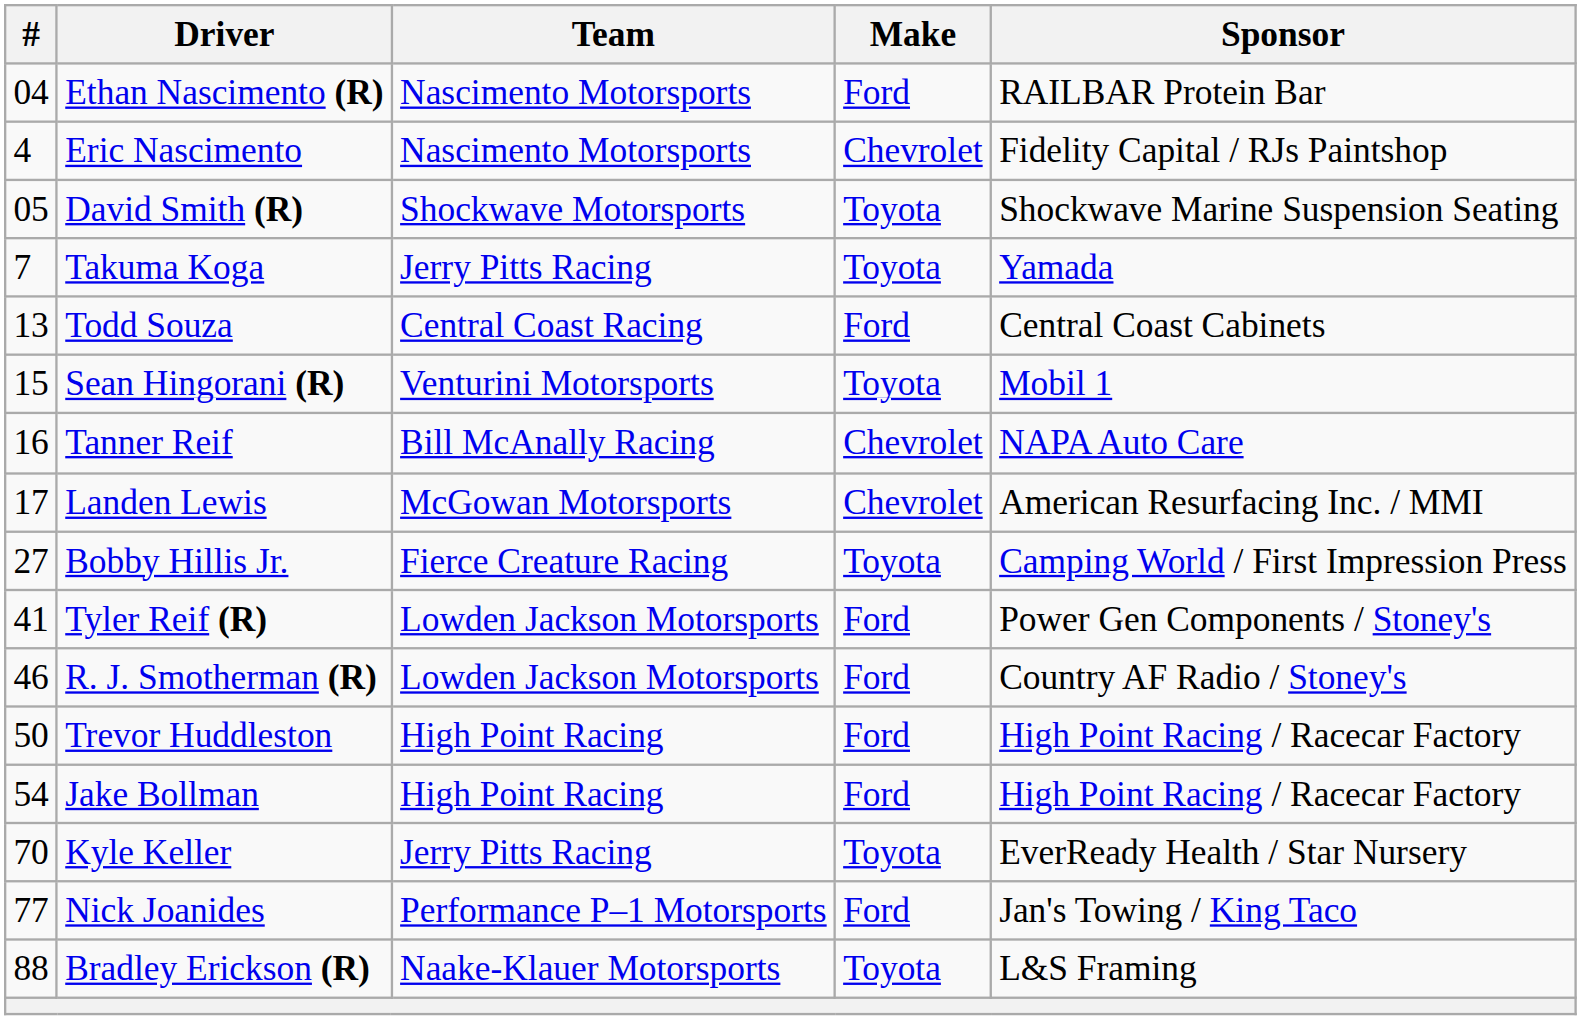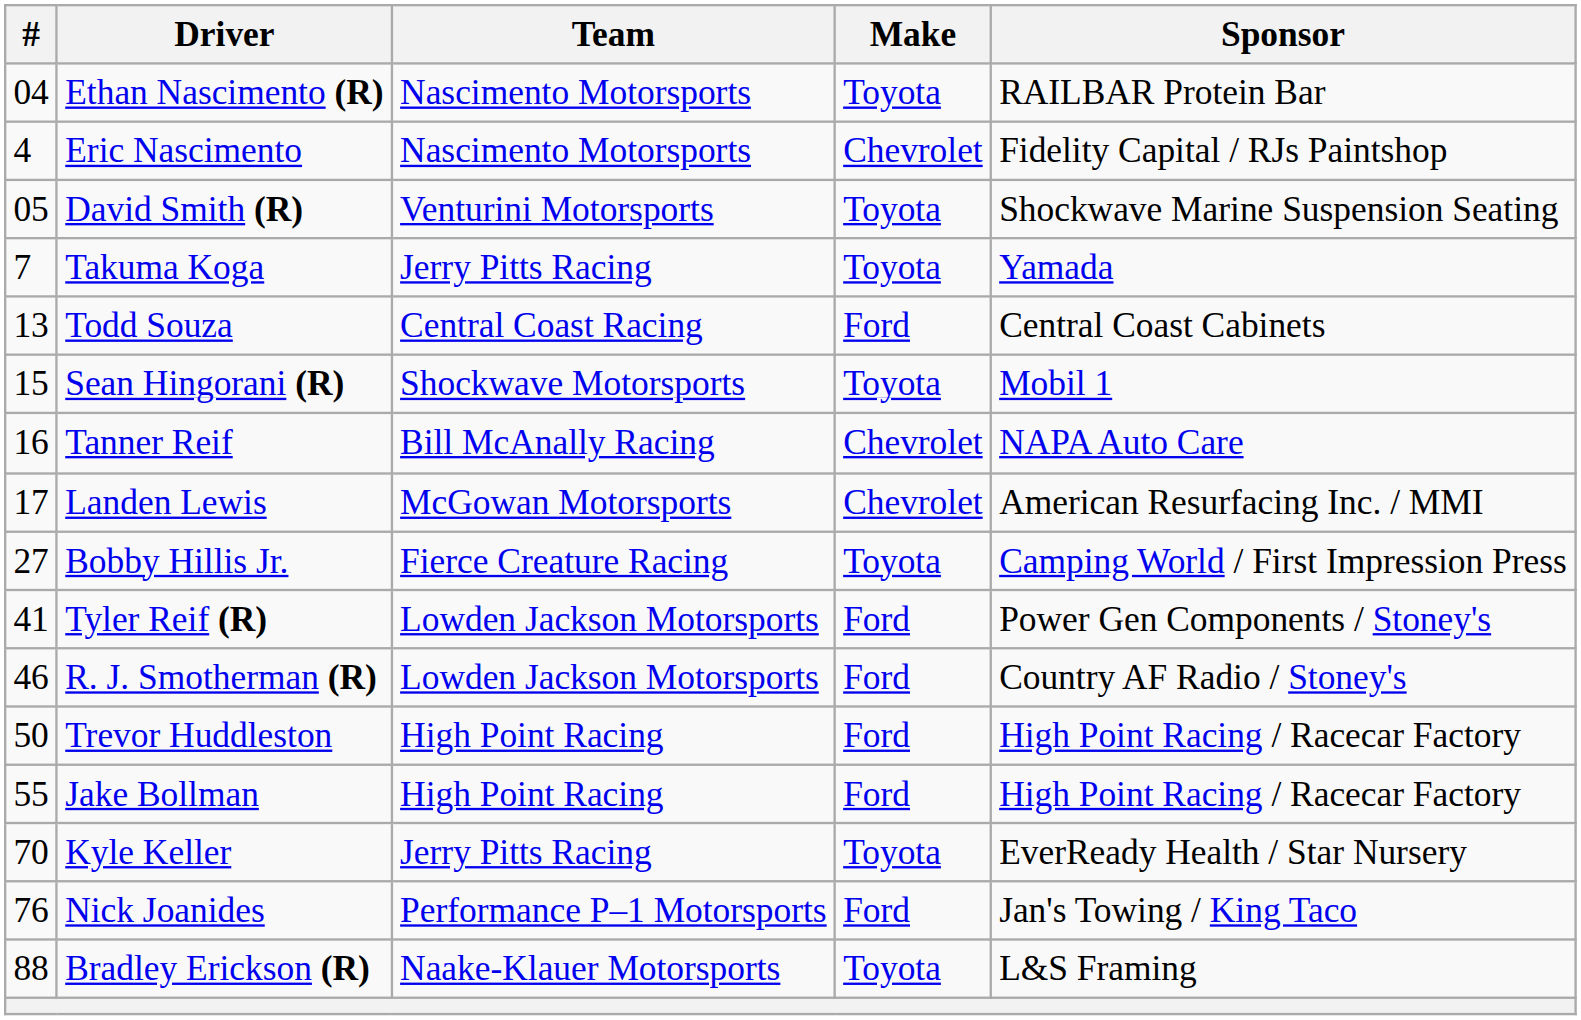(877, 92) Ford -> (892, 92) Toyota
(573, 209) Shockwave Motorsports -> (557, 209) Venturini Motorsports
(557, 384) Venturini Motorsports -> (573, 384) Shockwave Motorsports
(31, 793) 54 -> (31, 793) 55
(31, 909) 77 -> (31, 909) 76
